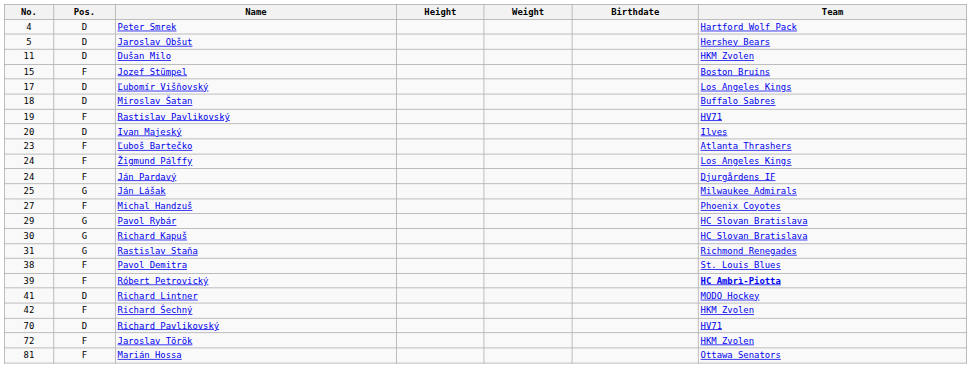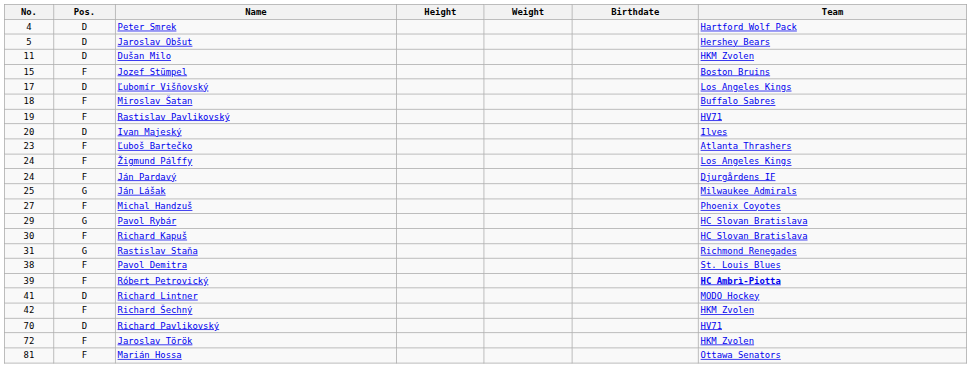(84, 101) D -> (84, 101) F
(84, 236) G -> (84, 236) F
